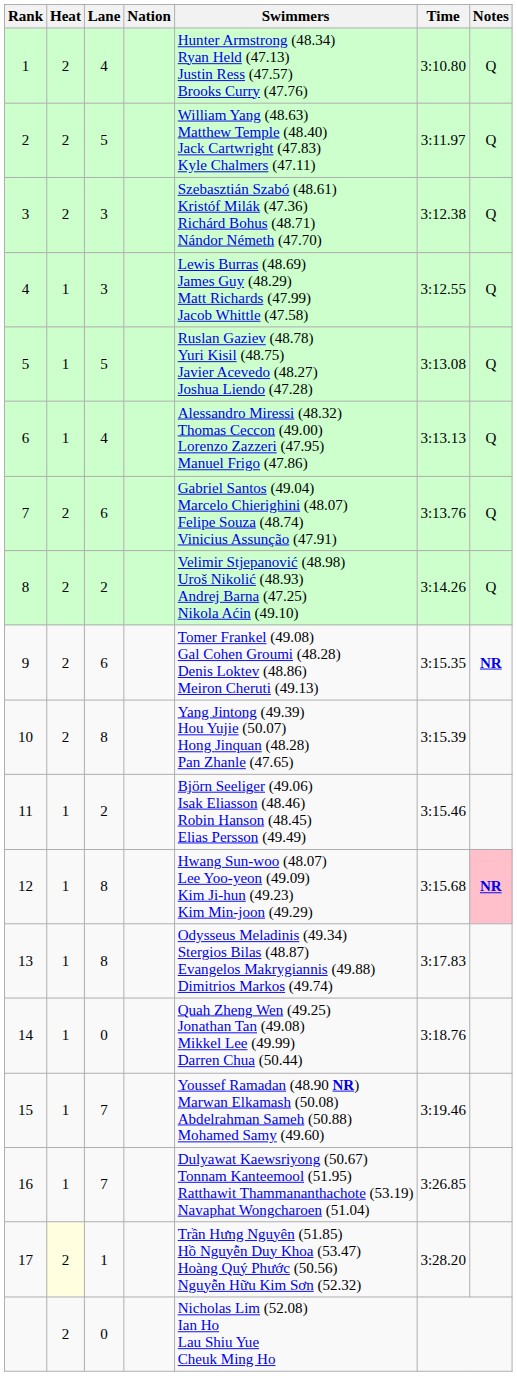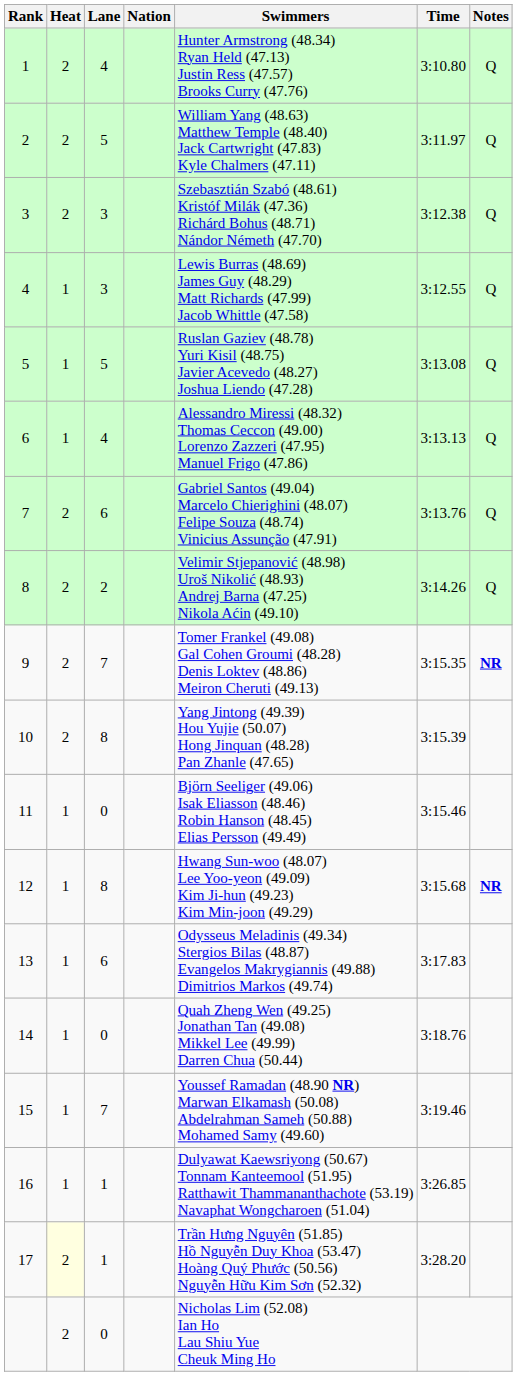(104, 662) 6 -> (104, 662) 7
(104, 811) 2 -> (104, 811) 0
(491, 886) pink background -> (491, 886) no background
(104, 961) 8 -> (104, 961) 6
(104, 1184) 7 -> (104, 1184) 1
